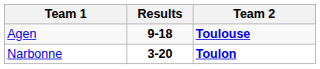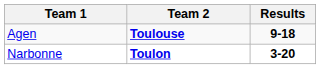columns swapped: (254, 14) <-> (160, 14)
